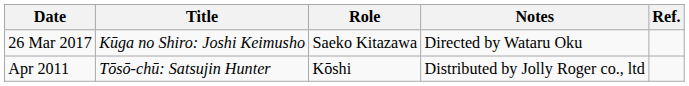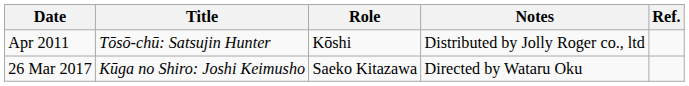rows swapped: (39, 68) <-> (50, 42)
